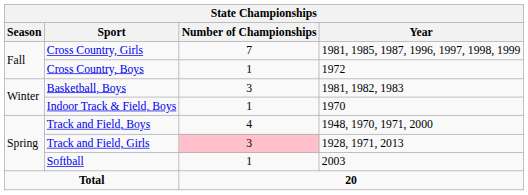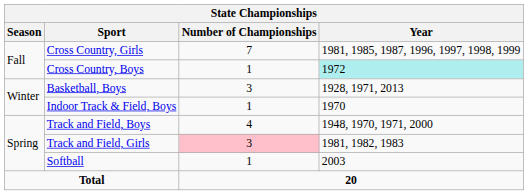(334, 69) no background -> (334, 69) paleturquoise background
(363, 87) 1981, 1982, 1983 -> (363, 87) 1928, 1971, 2013
(363, 143) 1928, 1971, 2013 -> (363, 143) 1981, 1982, 1983
